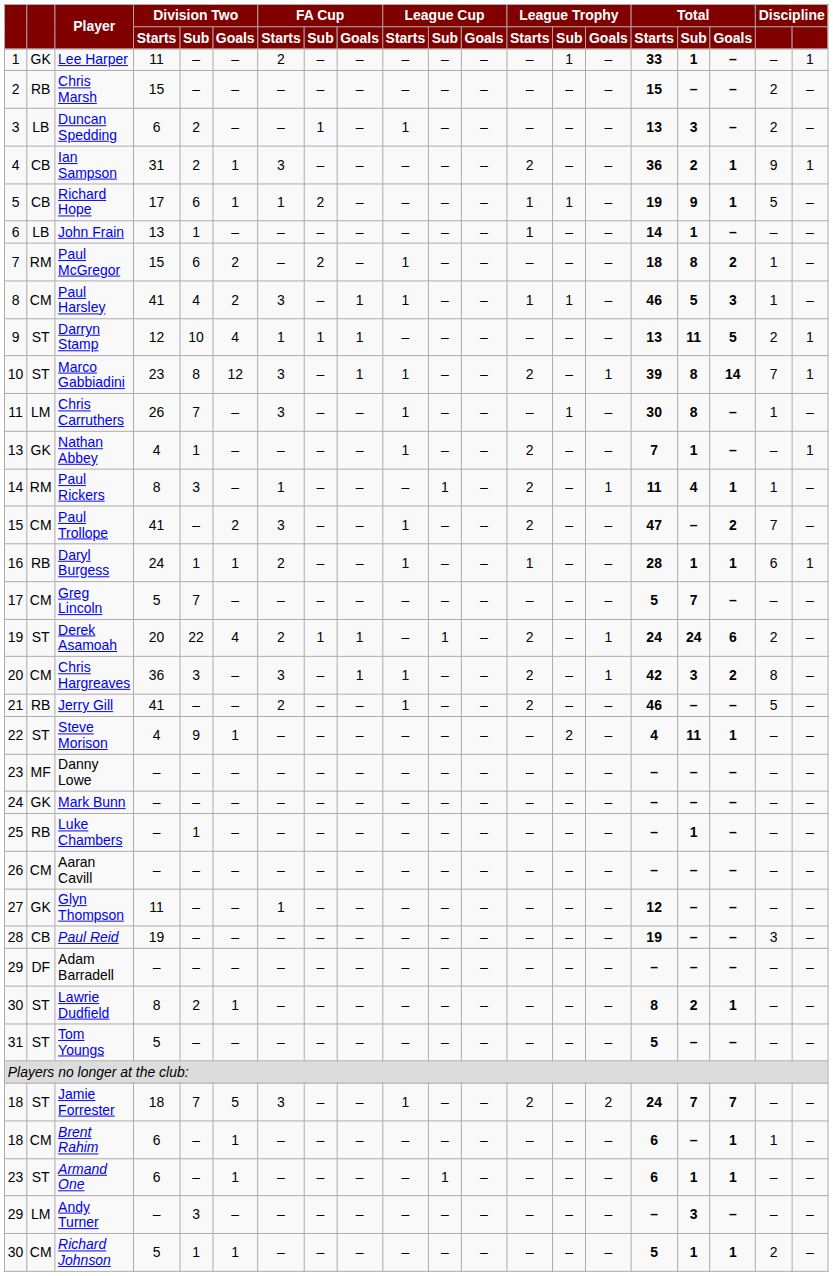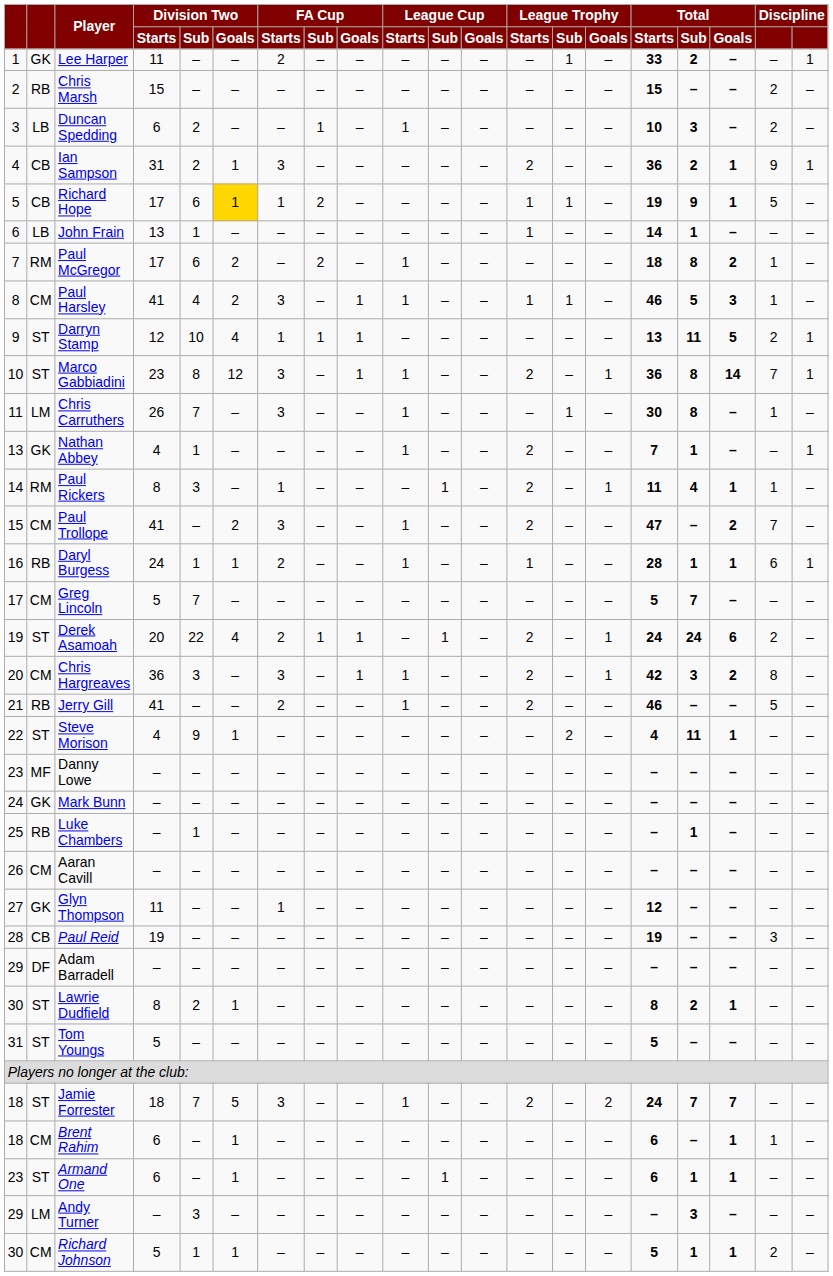(694, 60) 1 -> (694, 60) 2
(654, 127) 13 -> (654, 127) 10
(235, 203) no background -> (235, 203) gold background
(157, 262) 15 -> (157, 262) 17
(654, 375) 39 -> (654, 375) 36
